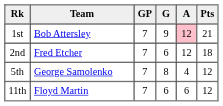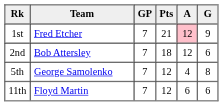columns swapped: (166, 14) <-> (207, 14)
(62, 33) Bob Attersley -> (58, 33) Fred Etcher
(58, 52) Fred Etcher -> (62, 52) Bob Attersley
